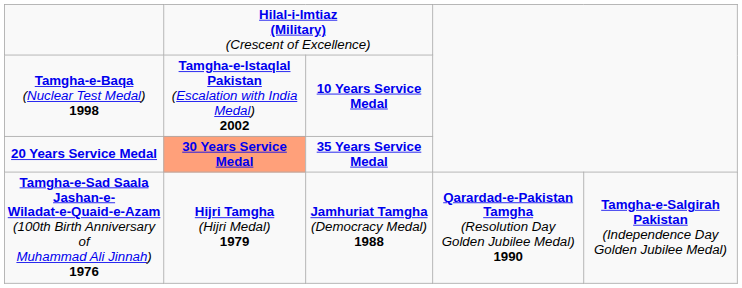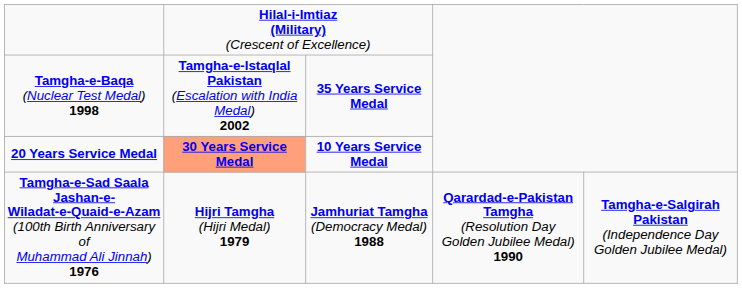(369, 95) 10 Years Service Medal -> (369, 95) 35 Years Service Medal
(369, 154) 35 Years Service Medal -> (369, 154) 10 Years Service Medal
